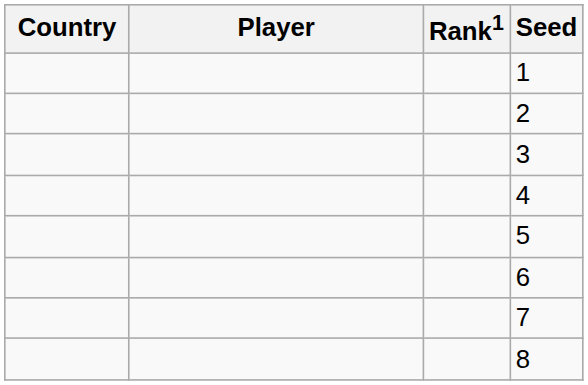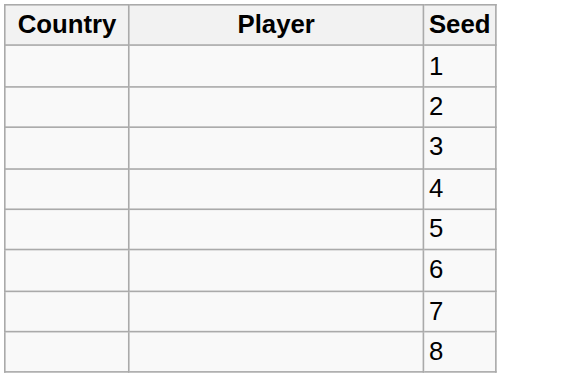- column: (466, 28)
